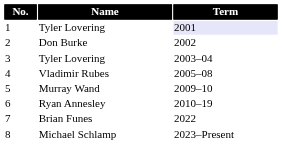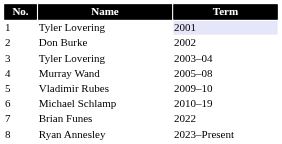(74, 73) Vladimir Rubes -> (69, 73) Murray Wand
(69, 88) Murray Wand -> (74, 88) Vladimir Rubes
(72, 103) Ryan Annesley -> (77, 103) Michael Schlamp
(77, 134) Michael Schlamp -> (72, 134) Ryan Annesley
